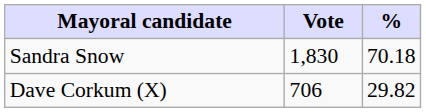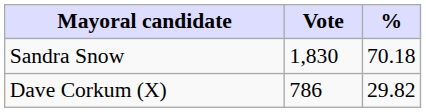(306, 90) 706 -> (306, 90) 786
